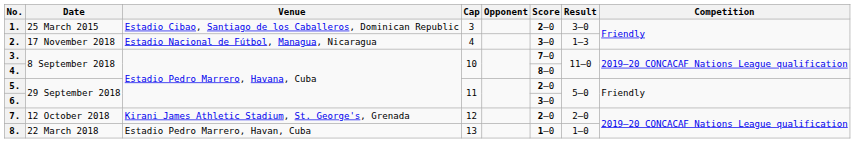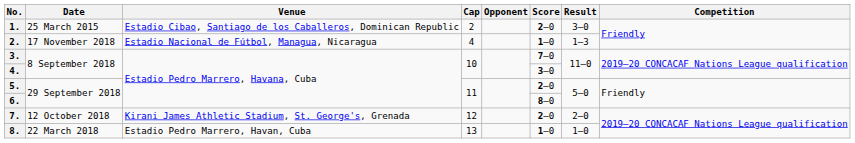(472, 27) 3 -> (472, 27) 2
(546, 41) 3–0 -> (546, 41) 1–0
(546, 71) 8–0 -> (546, 71) 3–0
(546, 101) 3–0 -> (546, 101) 8–0
